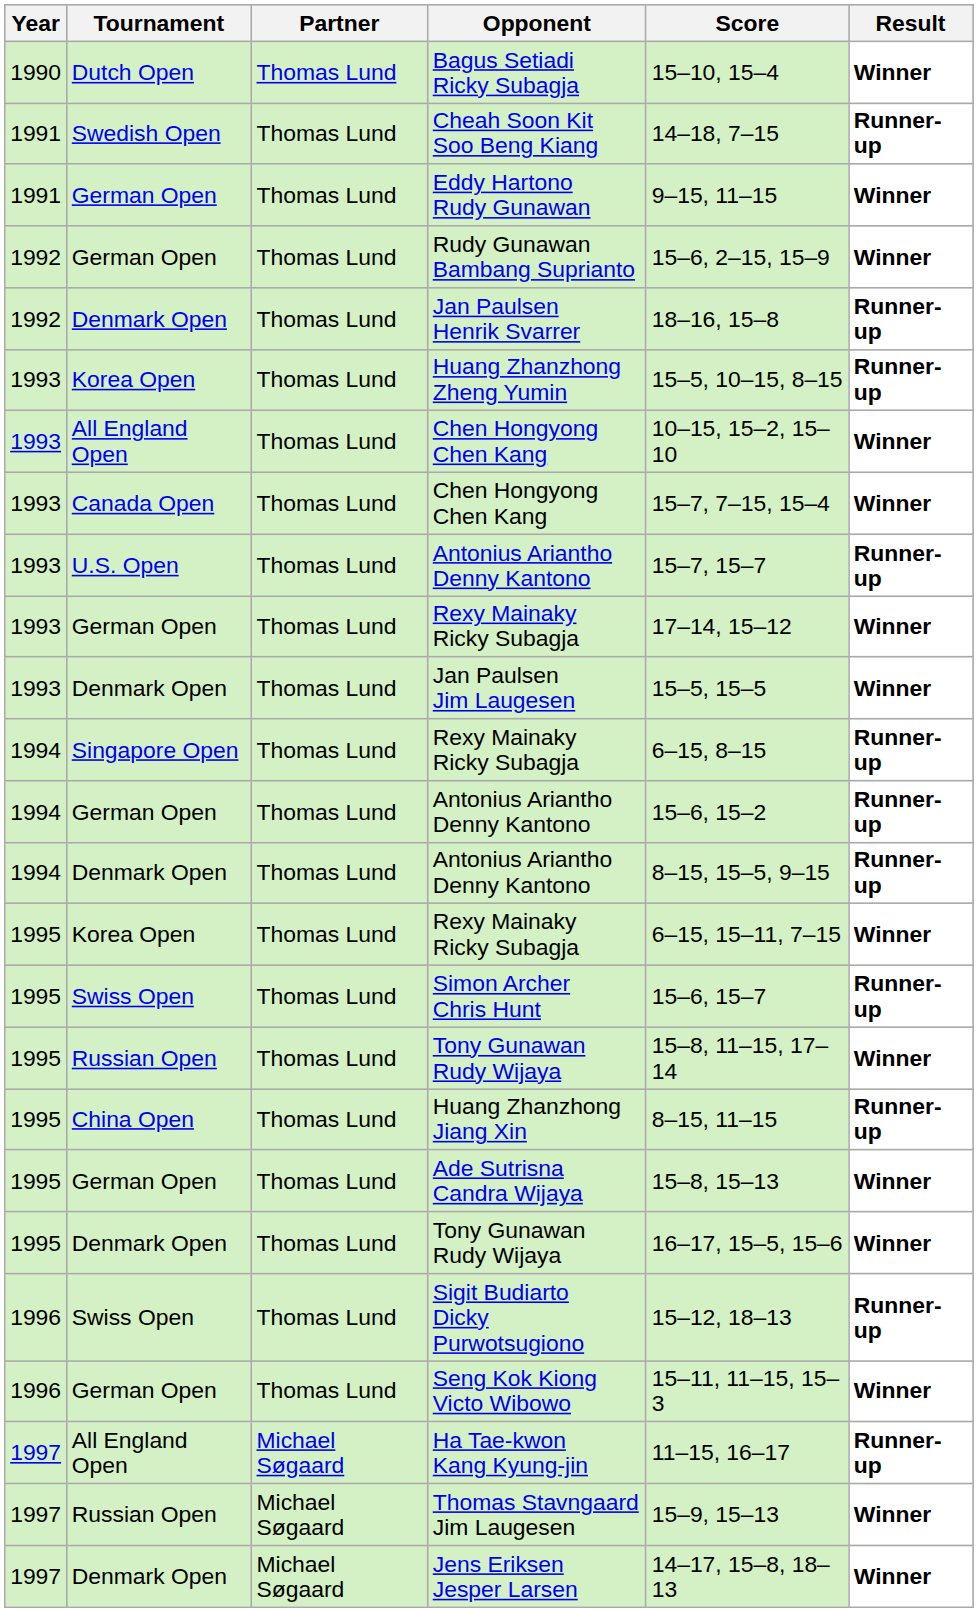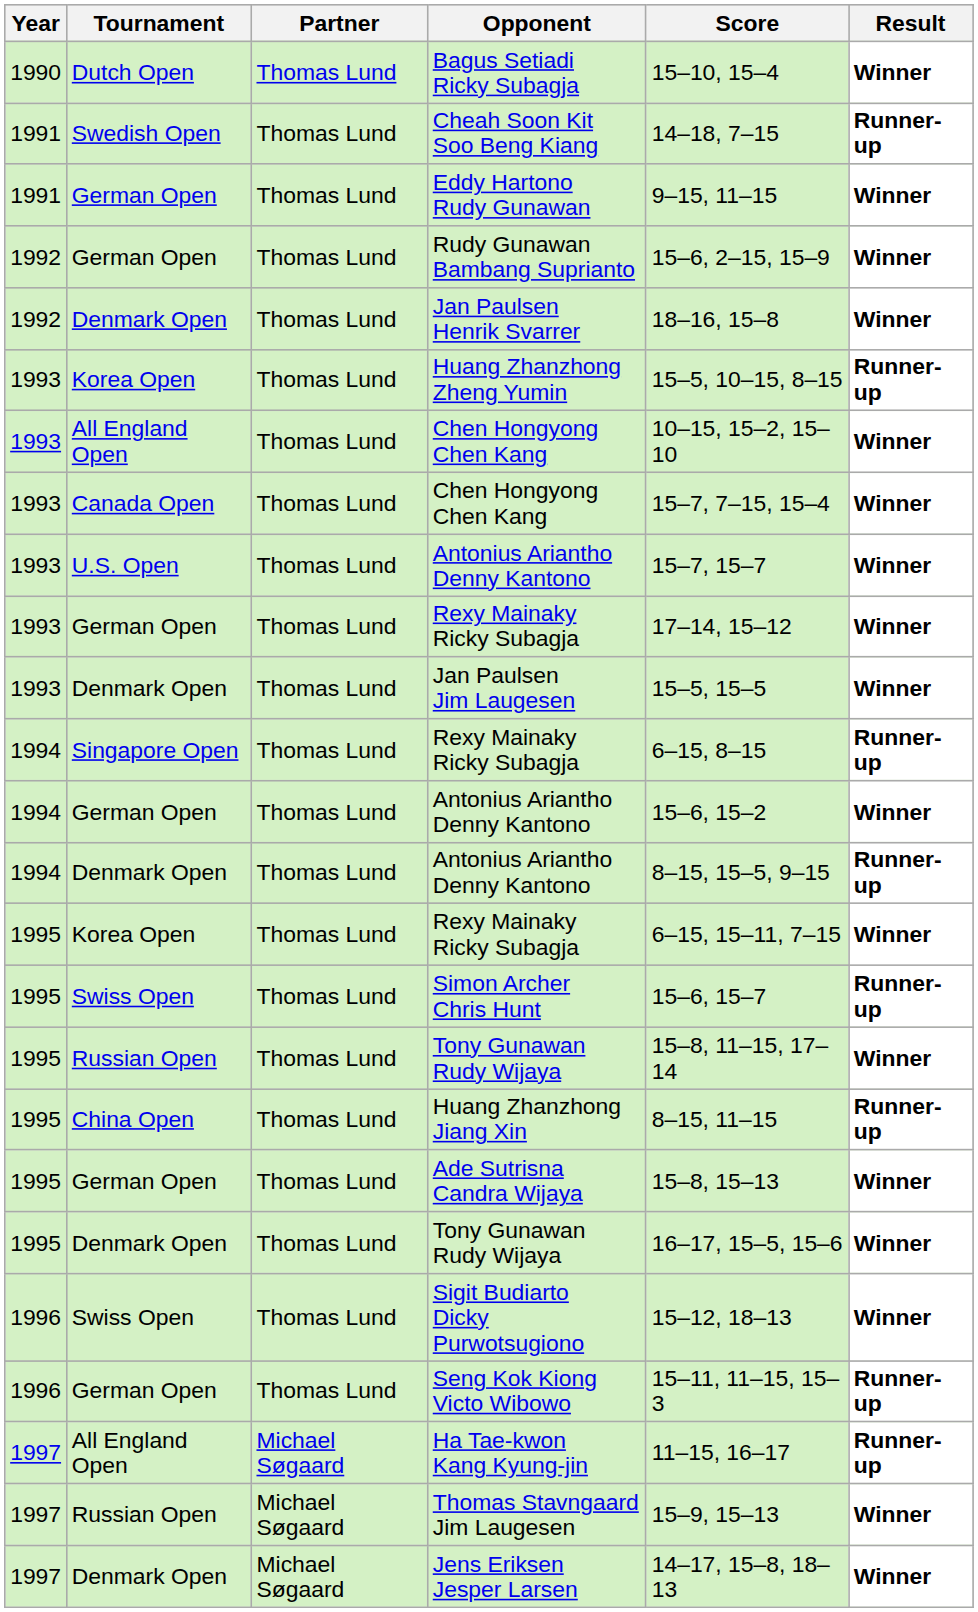(898, 319) Runner-up -> (892, 319) Winner
(898, 565) Runner-up -> (892, 565) Winner
(898, 812) Runner-up -> (892, 812) Winner
(898, 1317) Runner-up -> (892, 1317) Winner
(892, 1391) Winner -> (898, 1391) Runner-up
